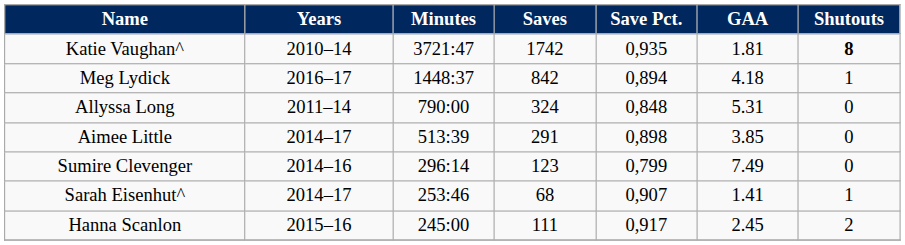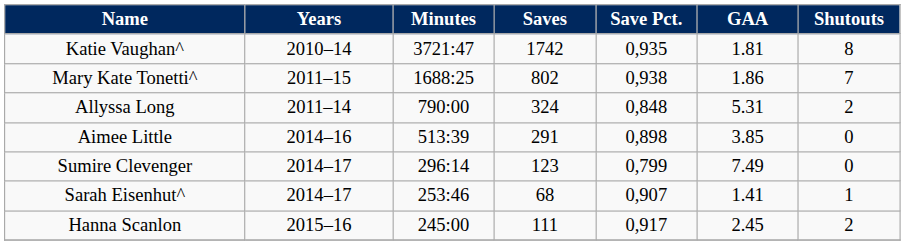(849, 48) bold -> (849, 48) normal
+ row: (125, 78)
- row: (125, 78)
(849, 107) 0 -> (849, 107) 2
(319, 136) 2014–17 -> (319, 136) 2014–16
(319, 166) 2014–16 -> (319, 166) 2014–17
